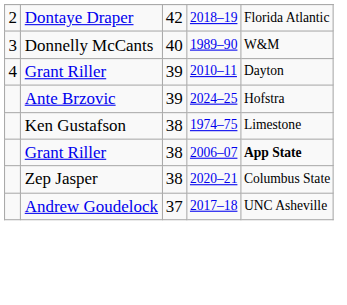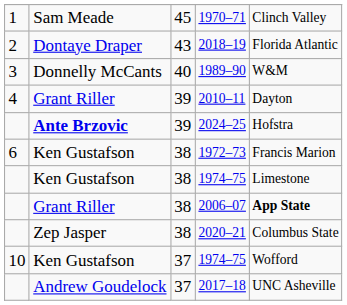+ row: (13, 17)
(174, 17) 42 -> (183, 44) 43
(70, 98) normal -> (81, 125) bold
+ row: (13, 152)
+ row: (17, 260)
